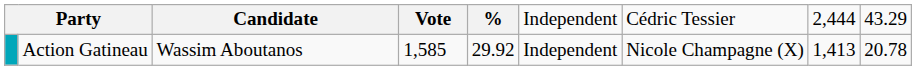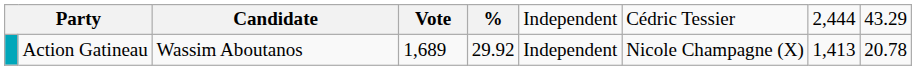(425, 49) 1,585 -> (425, 49) 1,689
